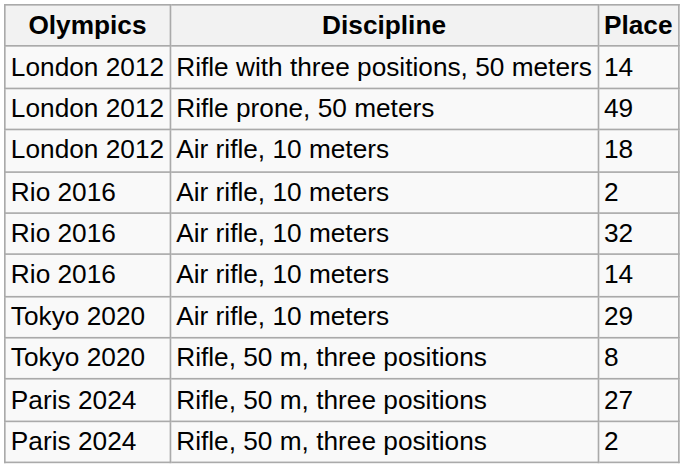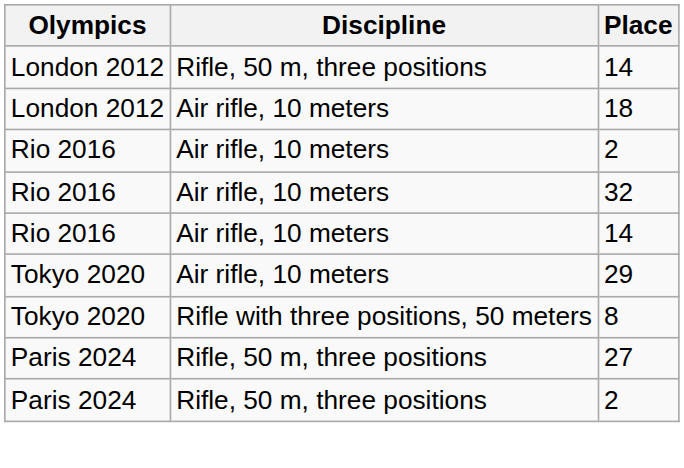(384, 66) Rifle with three positions, 50 meters -> (332, 66) Rifle, 50 m, three positions
- row: (87, 108)
(332, 358) Rifle, 50 m, three positions -> (384, 316) Rifle with three positions, 50 meters
